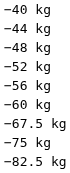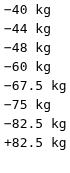- row: (27, 66)
- row: (27, 86)
+ row: (35, 142)
